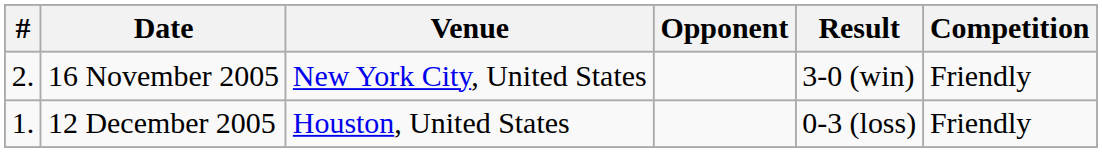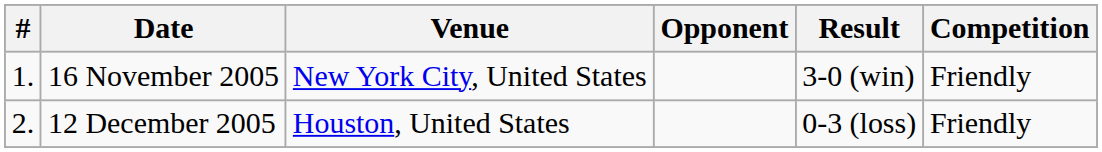(23, 75) 2. -> (23, 75) 1.
(23, 123) 1. -> (23, 123) 2.
